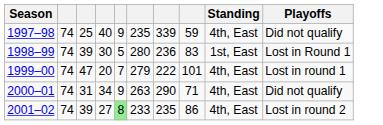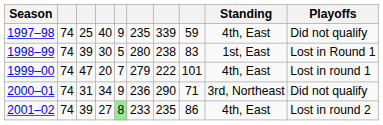(166, 52) 236 -> (166, 52) 238
(140, 91) 263 -> (140, 91) 236
(234, 91) 4th, East -> (246, 91) 3rd, Northeast
